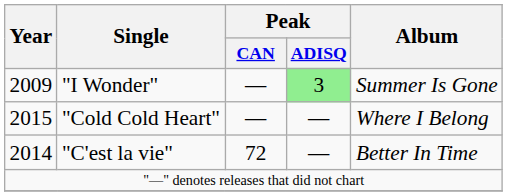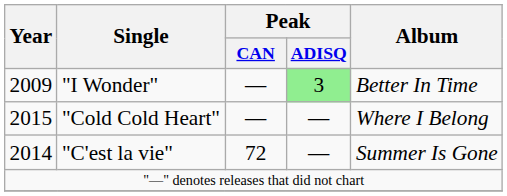(427, 84) Summer Is Gone -> (417, 84) Better In Time
(417, 152) Better In Time -> (427, 152) Summer Is Gone
